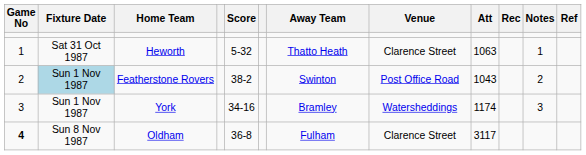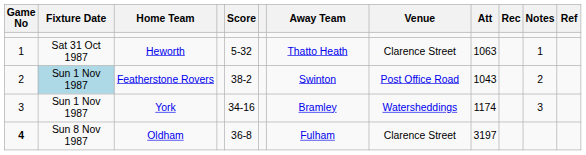(485, 136) 3117 -> (485, 136) 3197
